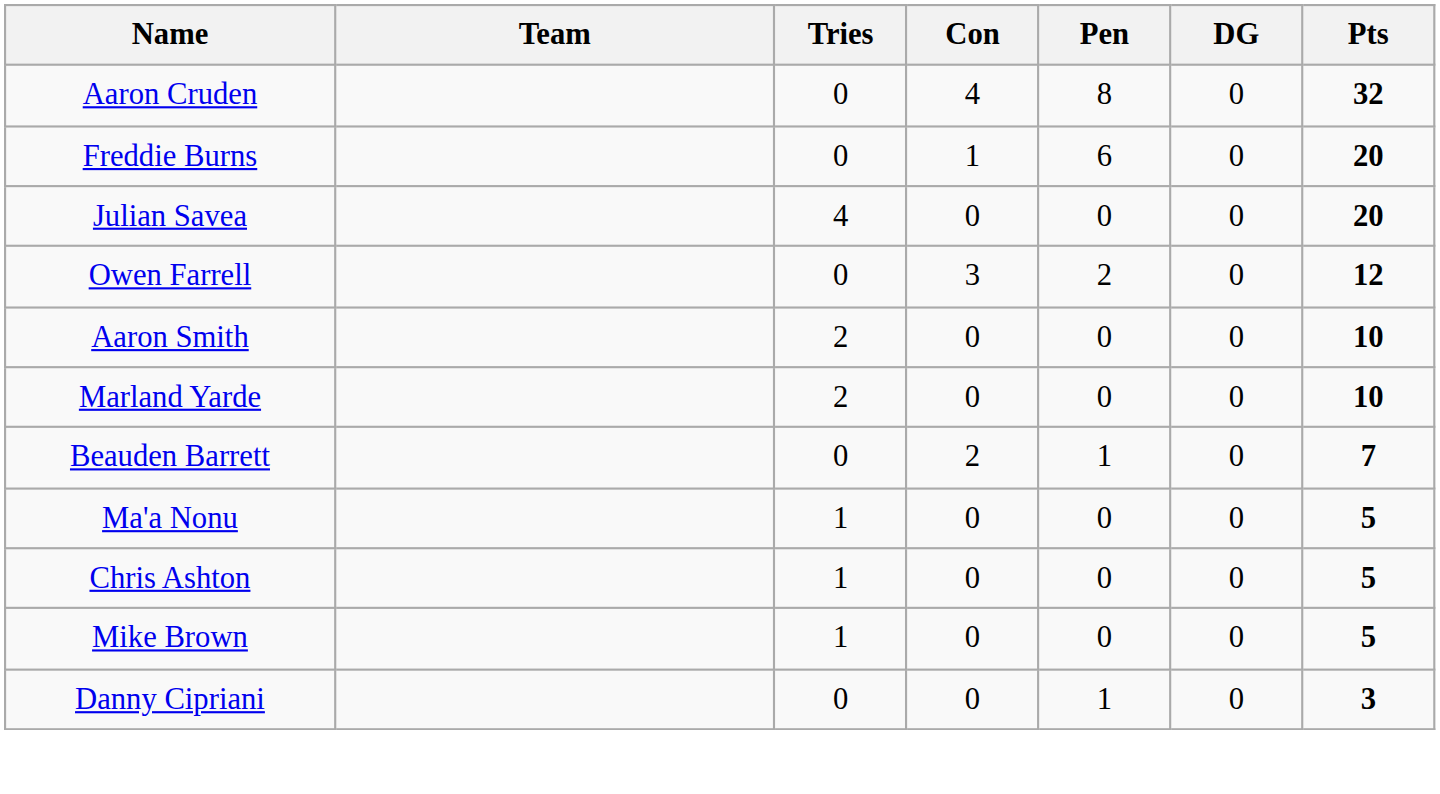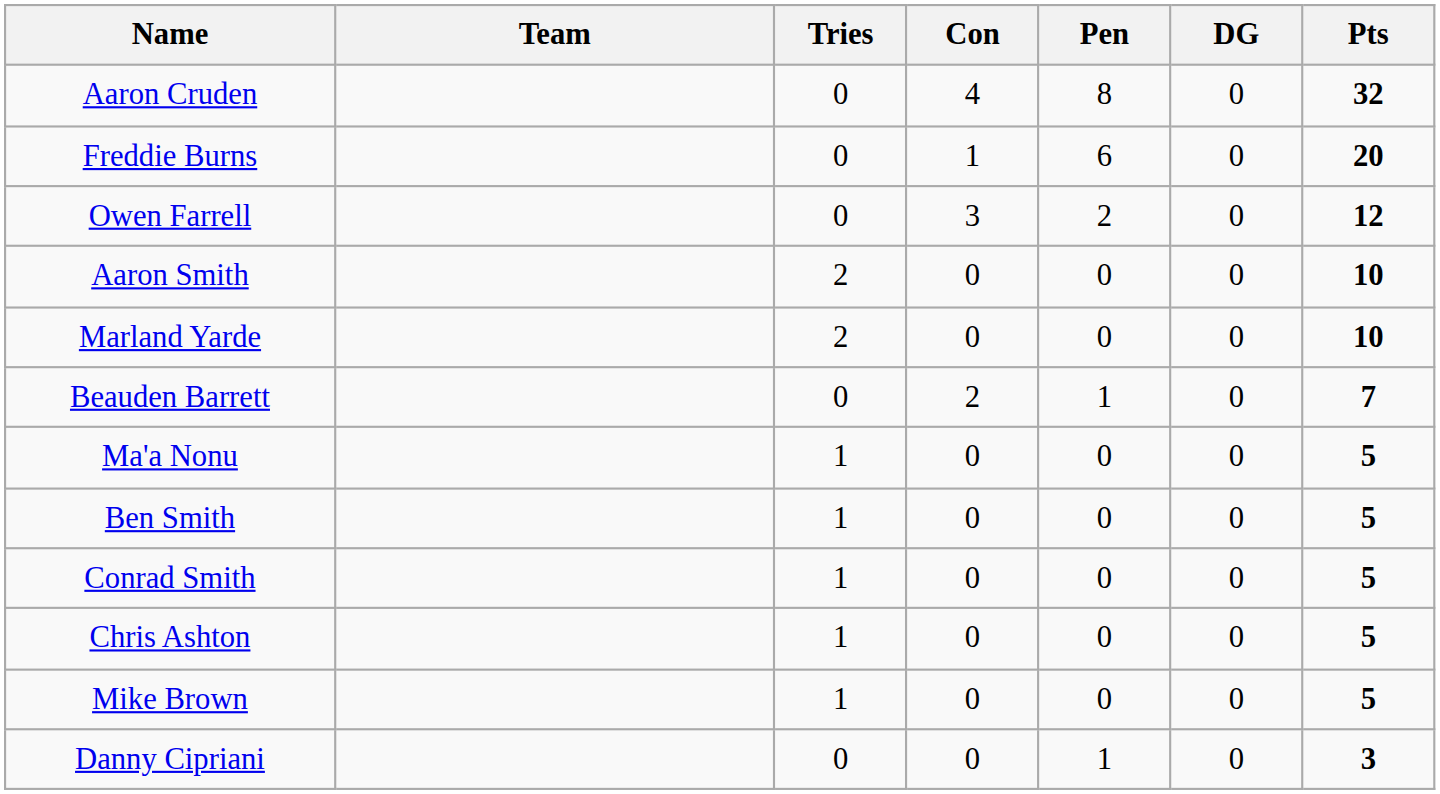- row: (170, 215)
+ row: (170, 517)
+ row: (170, 577)
